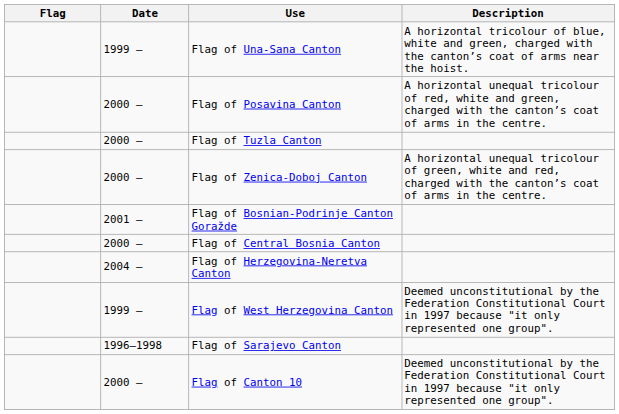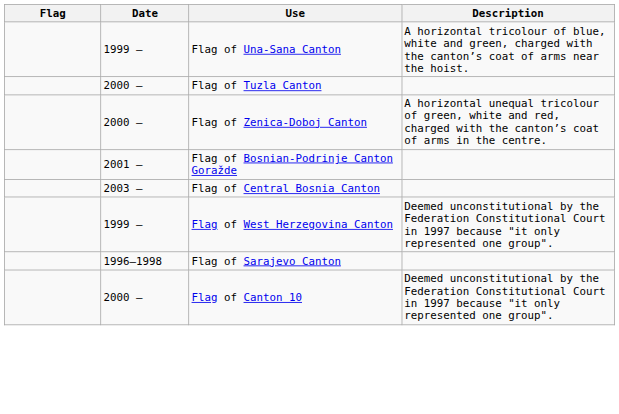- row: (266, 104)
(123, 243) 2000 – -> (123, 188) 2003 –
- row: (279, 267)
